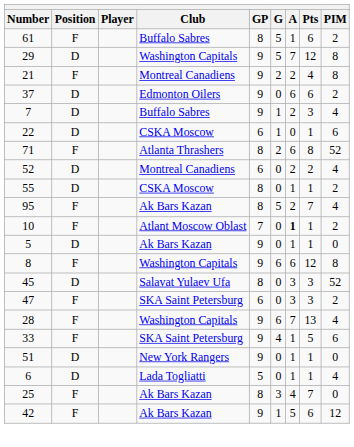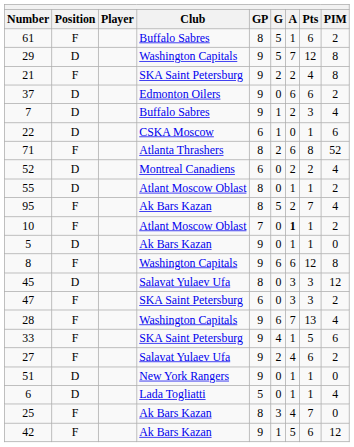(187, 75) Montreal Canadiens -> (191, 75) SKA Saint Petersburg
(177, 188) CSKA Moscow -> (193, 188) Atlant Moscow Oblast
(335, 282) 52 -> (335, 282) 12
+ row: (28, 357)
